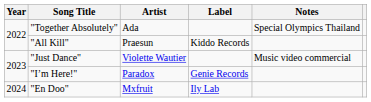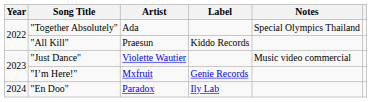(138, 74) Paradox -> (138, 74) Mxfruit
(138, 89) Mxfruit -> (138, 89) Paradox
